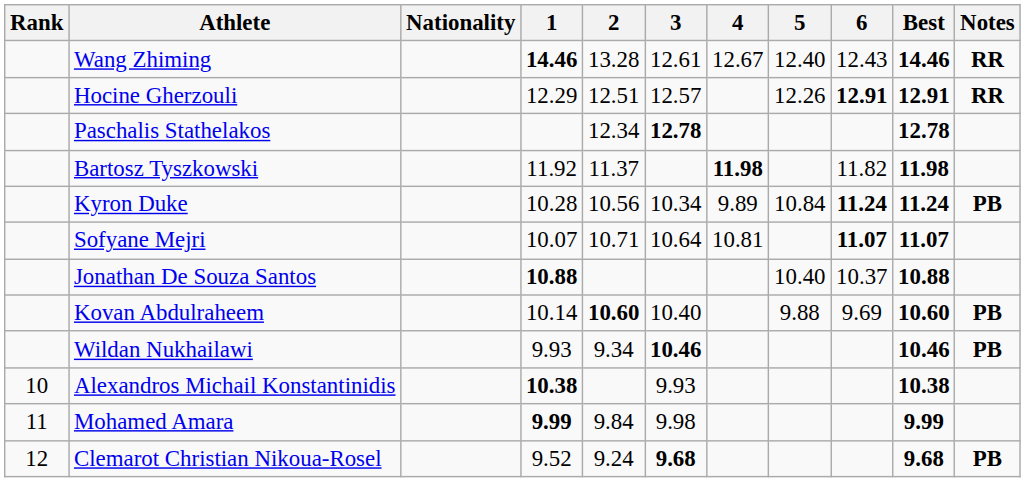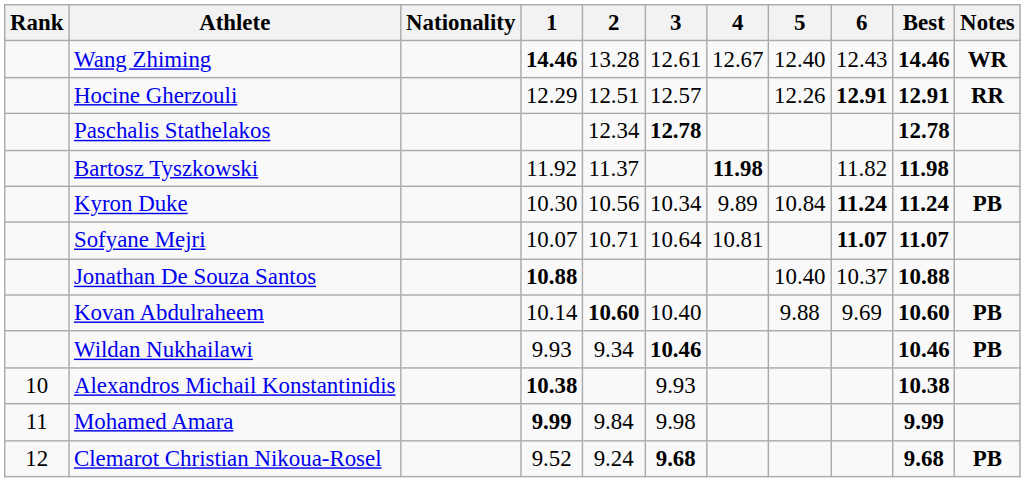(987, 58) RR -> (987, 58) WR
(552, 204) 10.28 -> (552, 204) 10.30
